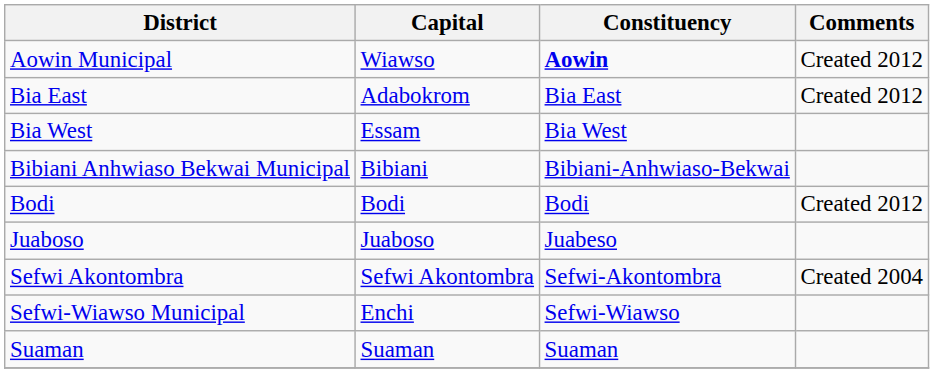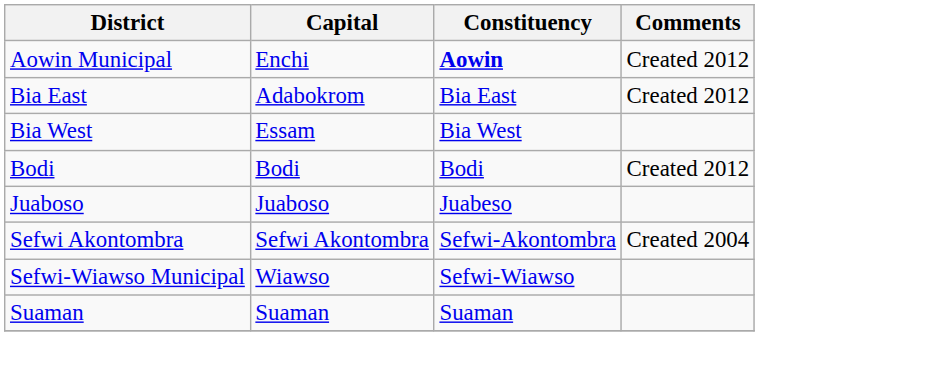(398, 58) Wiawso -> (282, 58) Enchi
- row: (180, 167)
(387, 312) Enchi -> (292, 276) Wiawso
